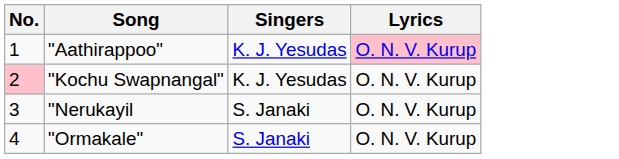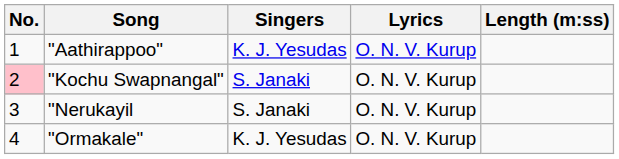+ column: (547, 20)
(416, 50) pink background -> (416, 50) no background
(290, 79) K. J. Yesudas -> (271, 79) S. Janaki
(271, 139) S. Janaki -> (290, 139) K. J. Yesudas
